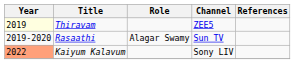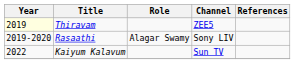(209, 38) Sun TV -> (214, 38) Sony LIV
(16, 52) lightsalmon background -> (16, 52) no background
(214, 52) Sony LIV -> (209, 52) Sun TV
